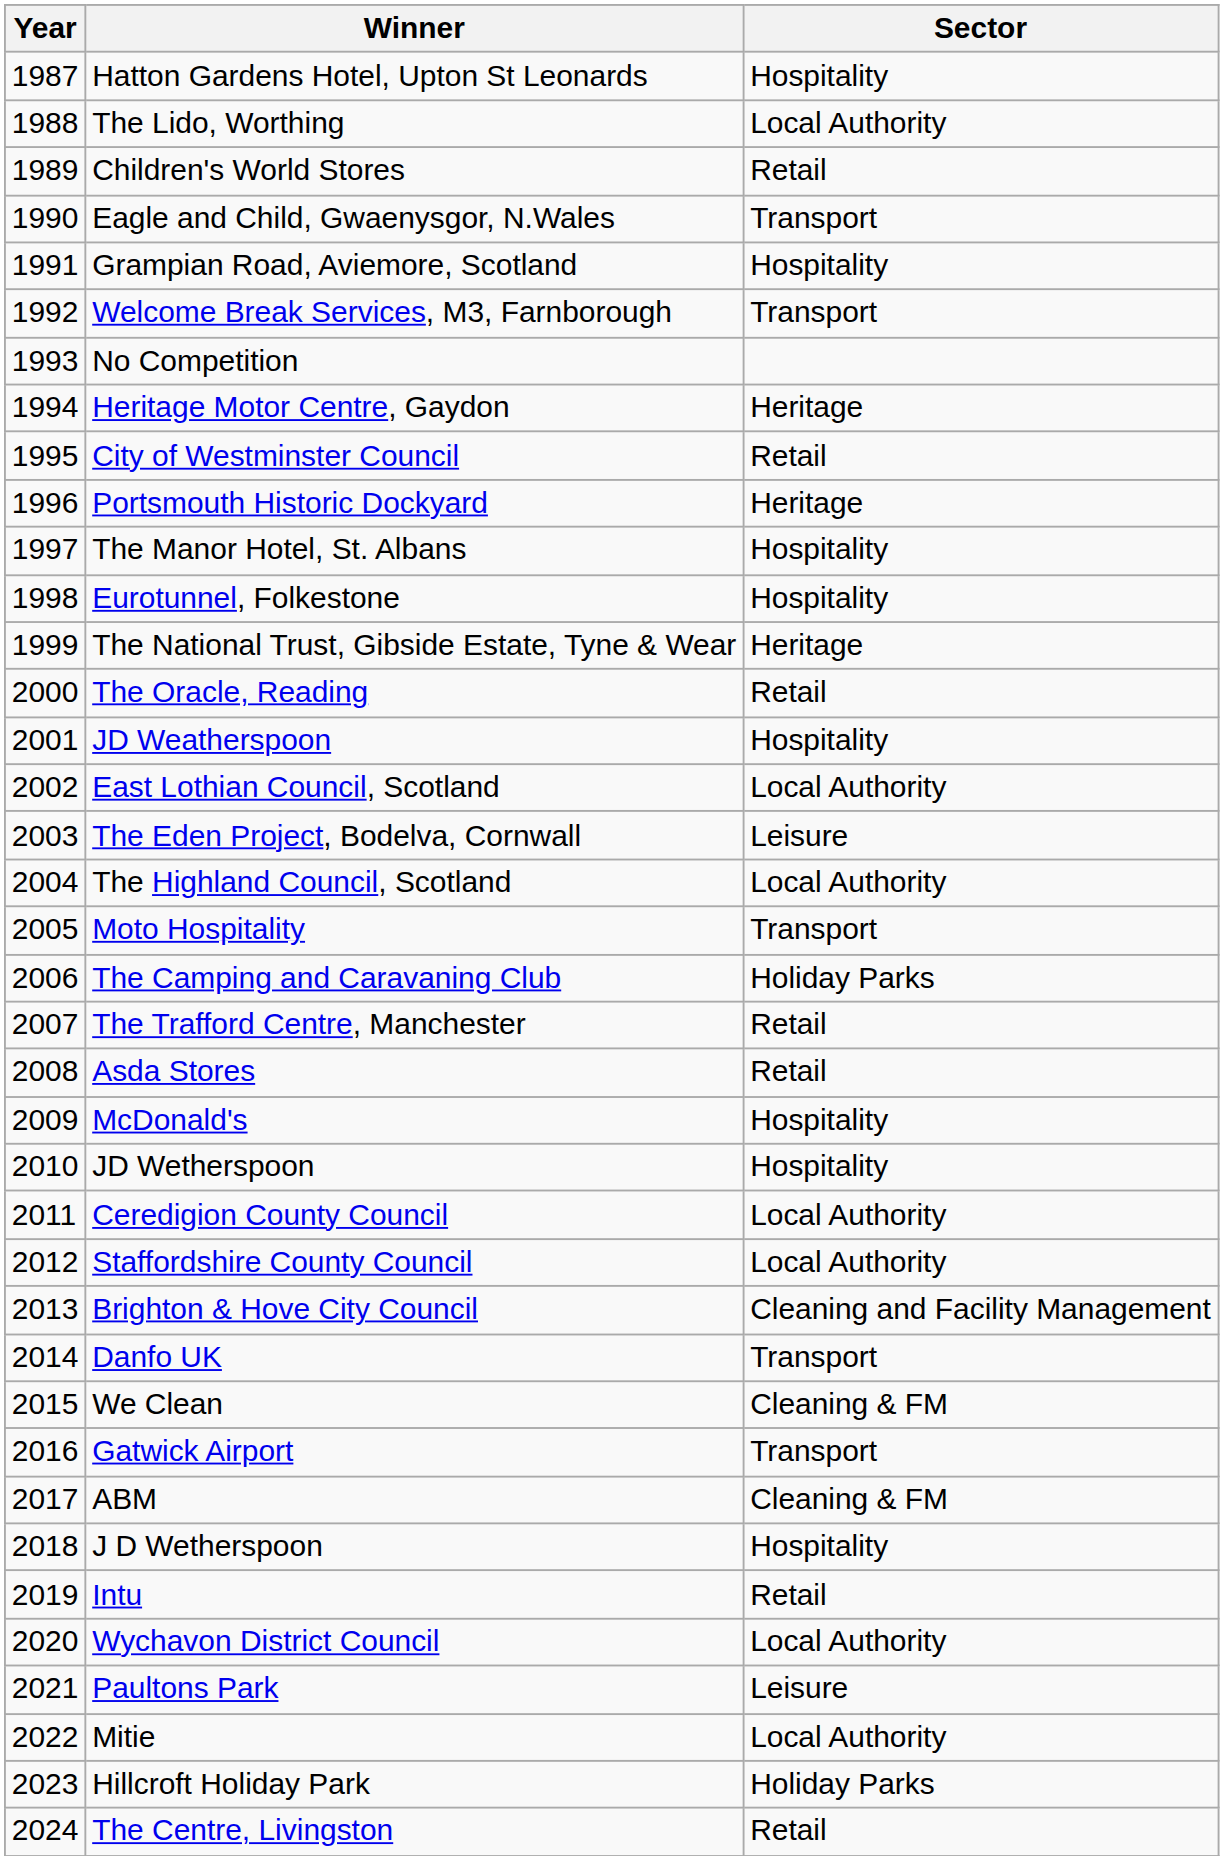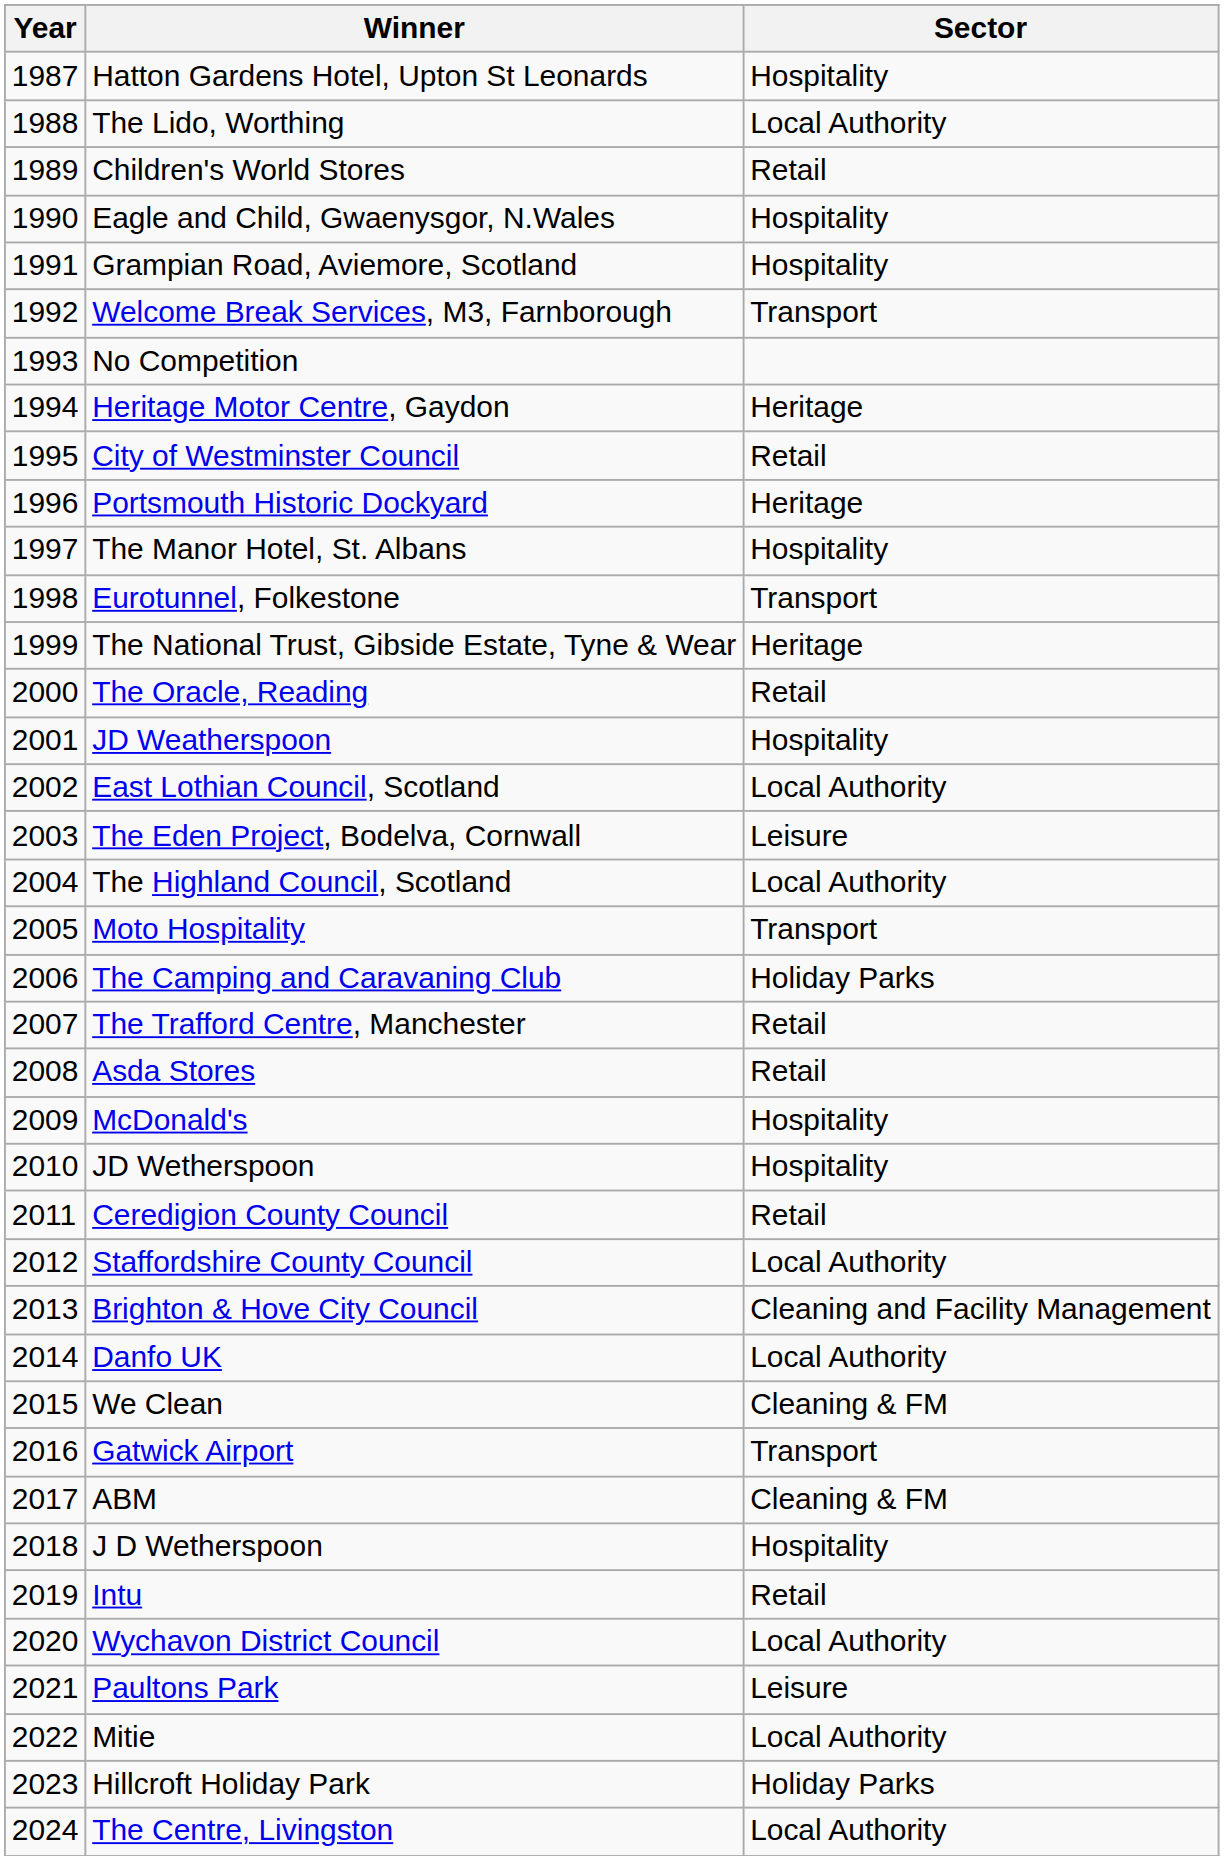(814, 218) Transport -> (819, 218) Hospitality
(819, 597) Hospitality -> (814, 597) Transport
(848, 1214) Local Authority -> (788, 1214) Retail
(814, 1356) Transport -> (848, 1356) Local Authority
(788, 1831) Retail -> (848, 1831) Local Authority
